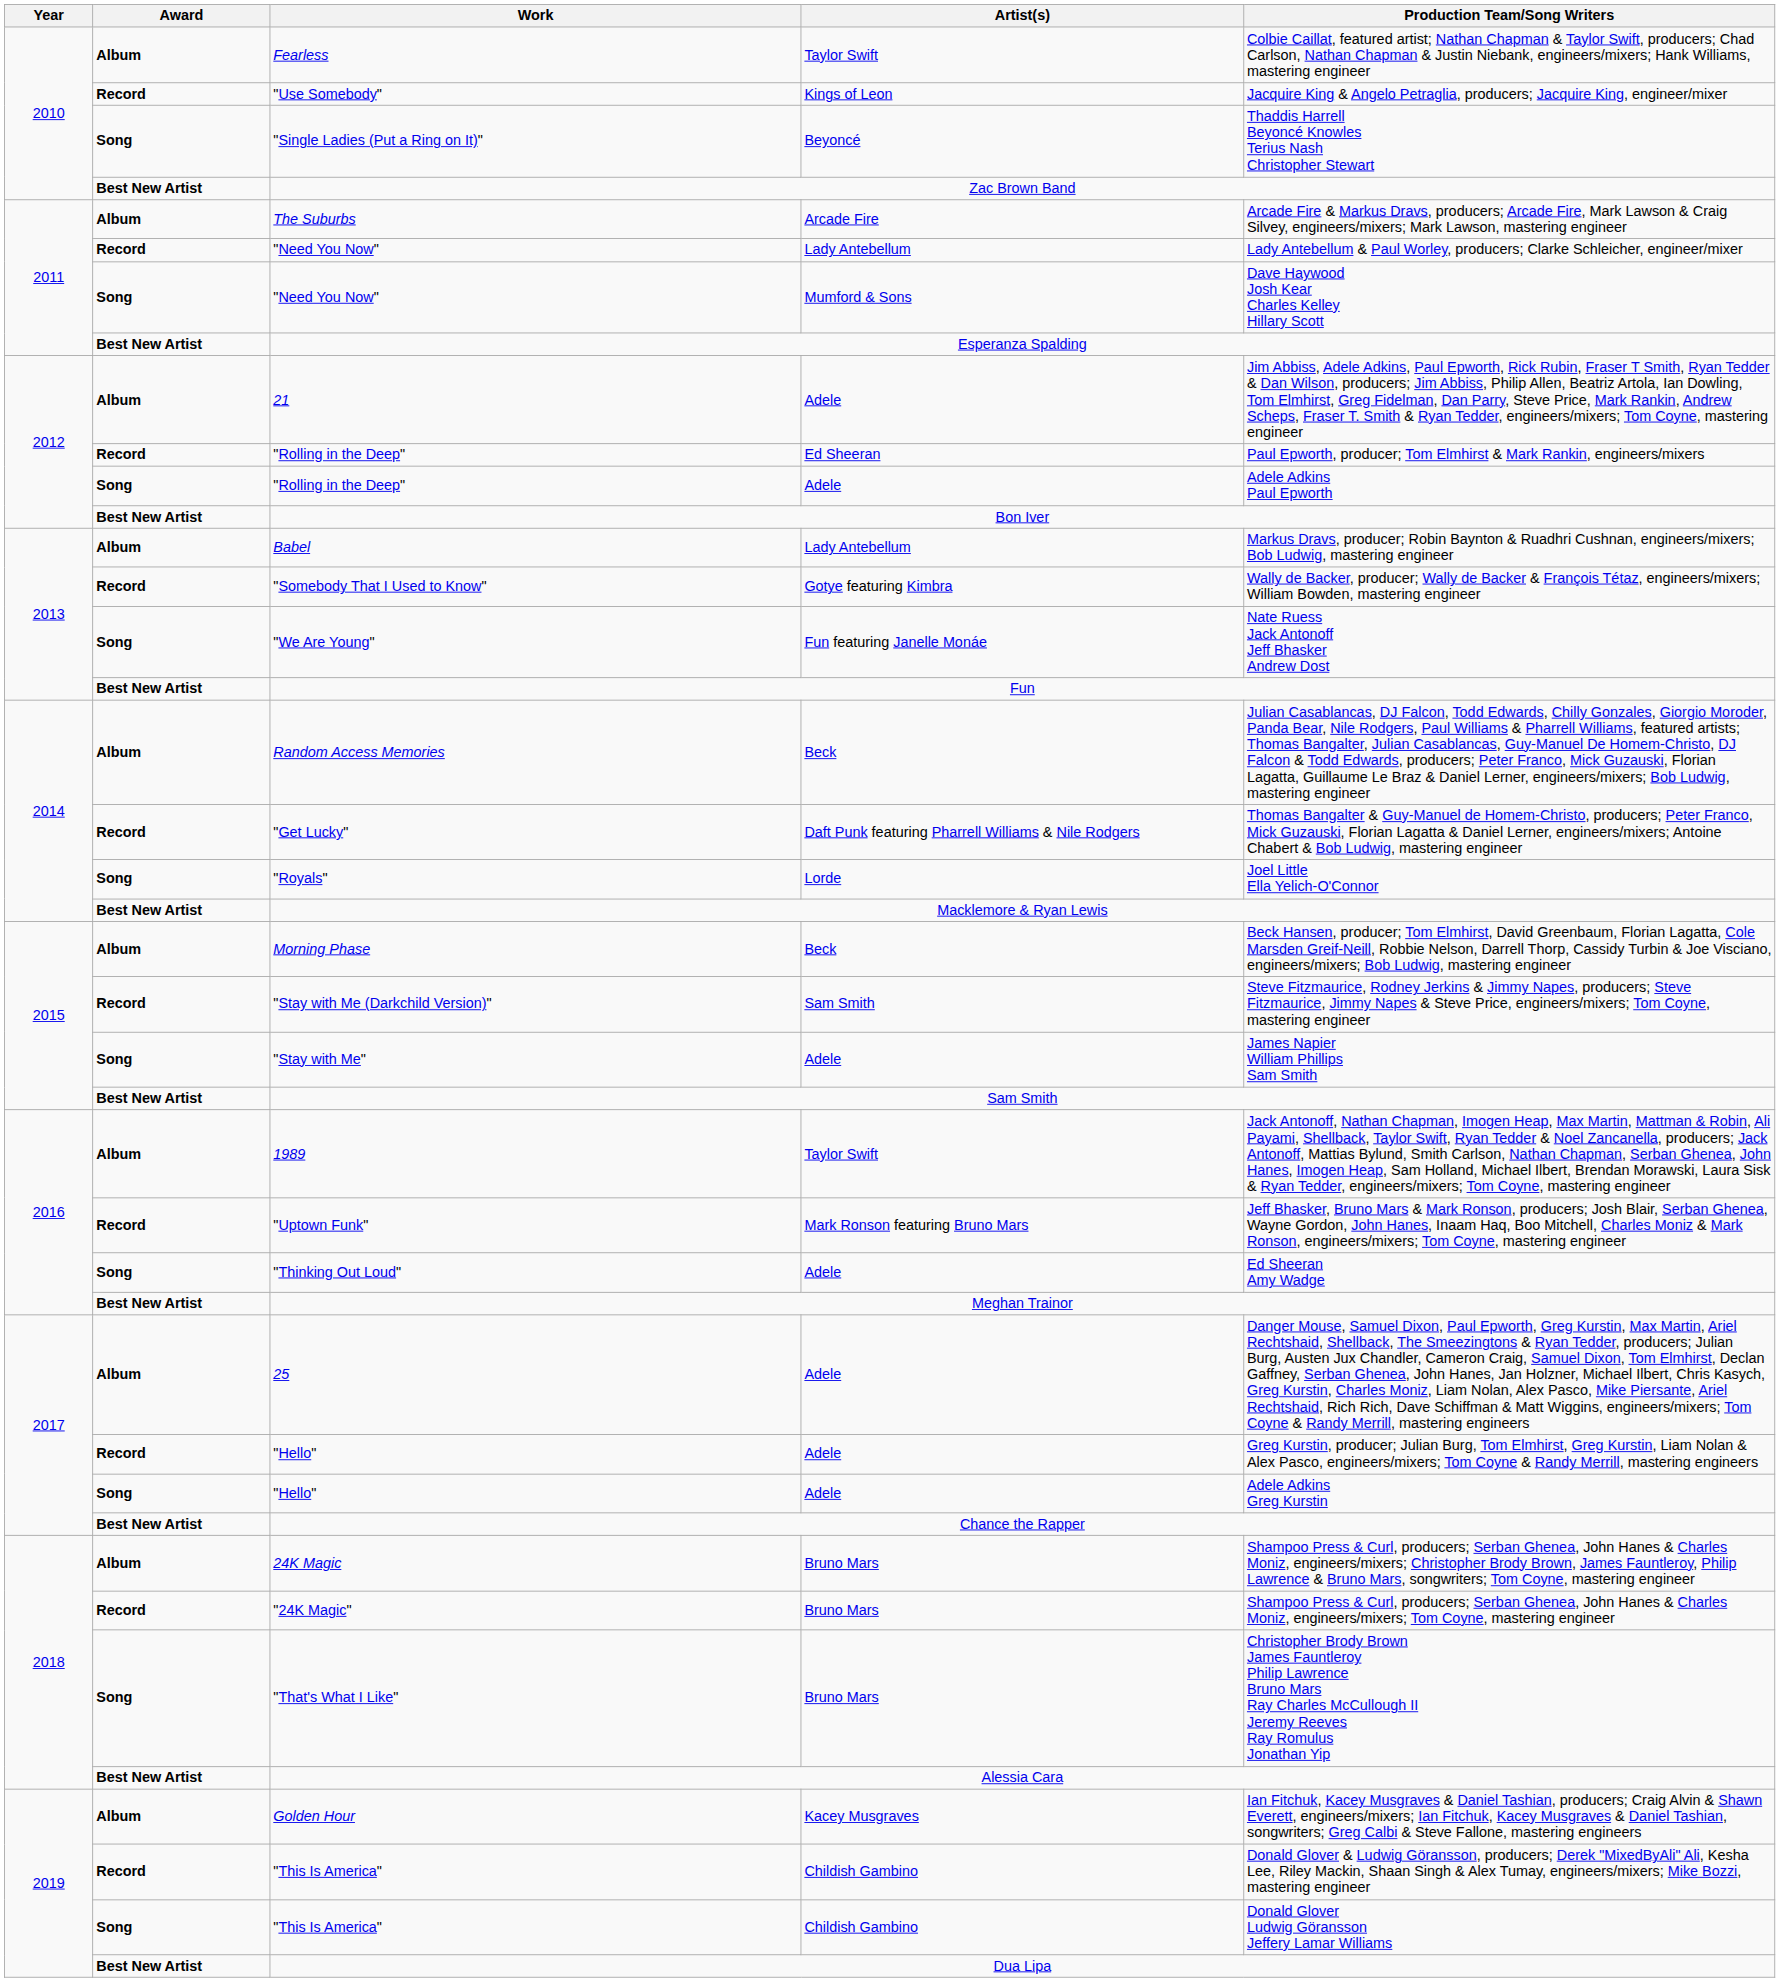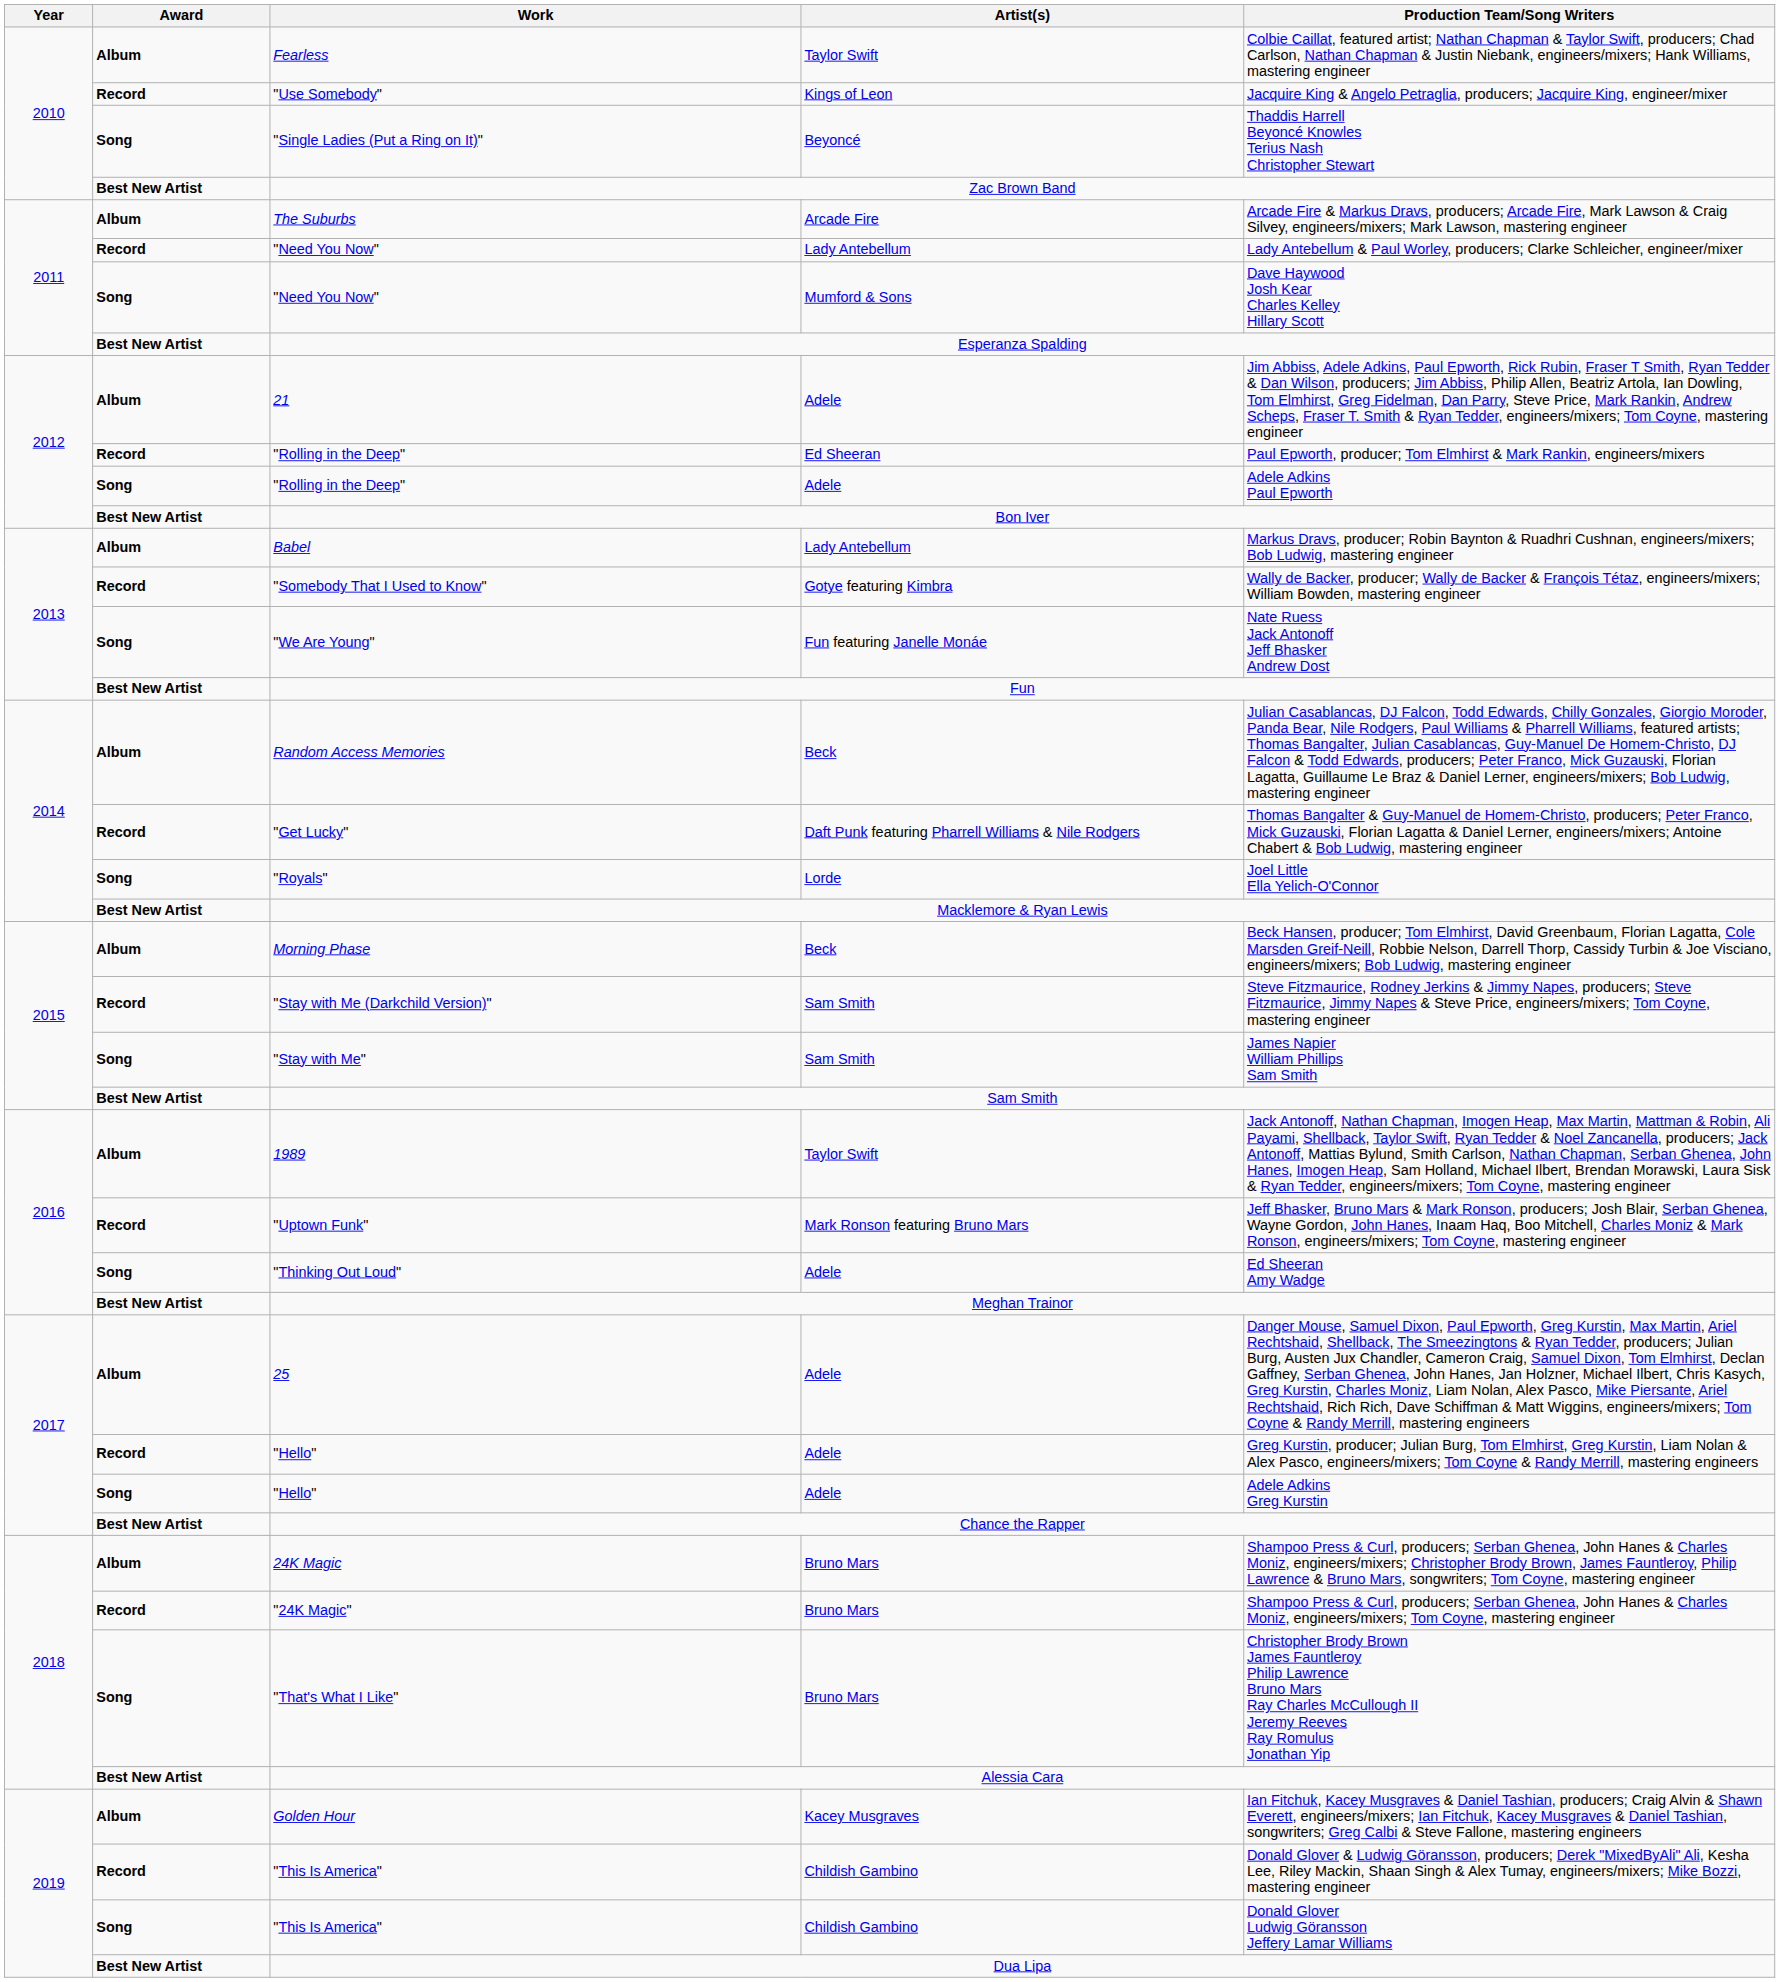(823, 1059) Adele -> (840, 1059) Sam Smith
